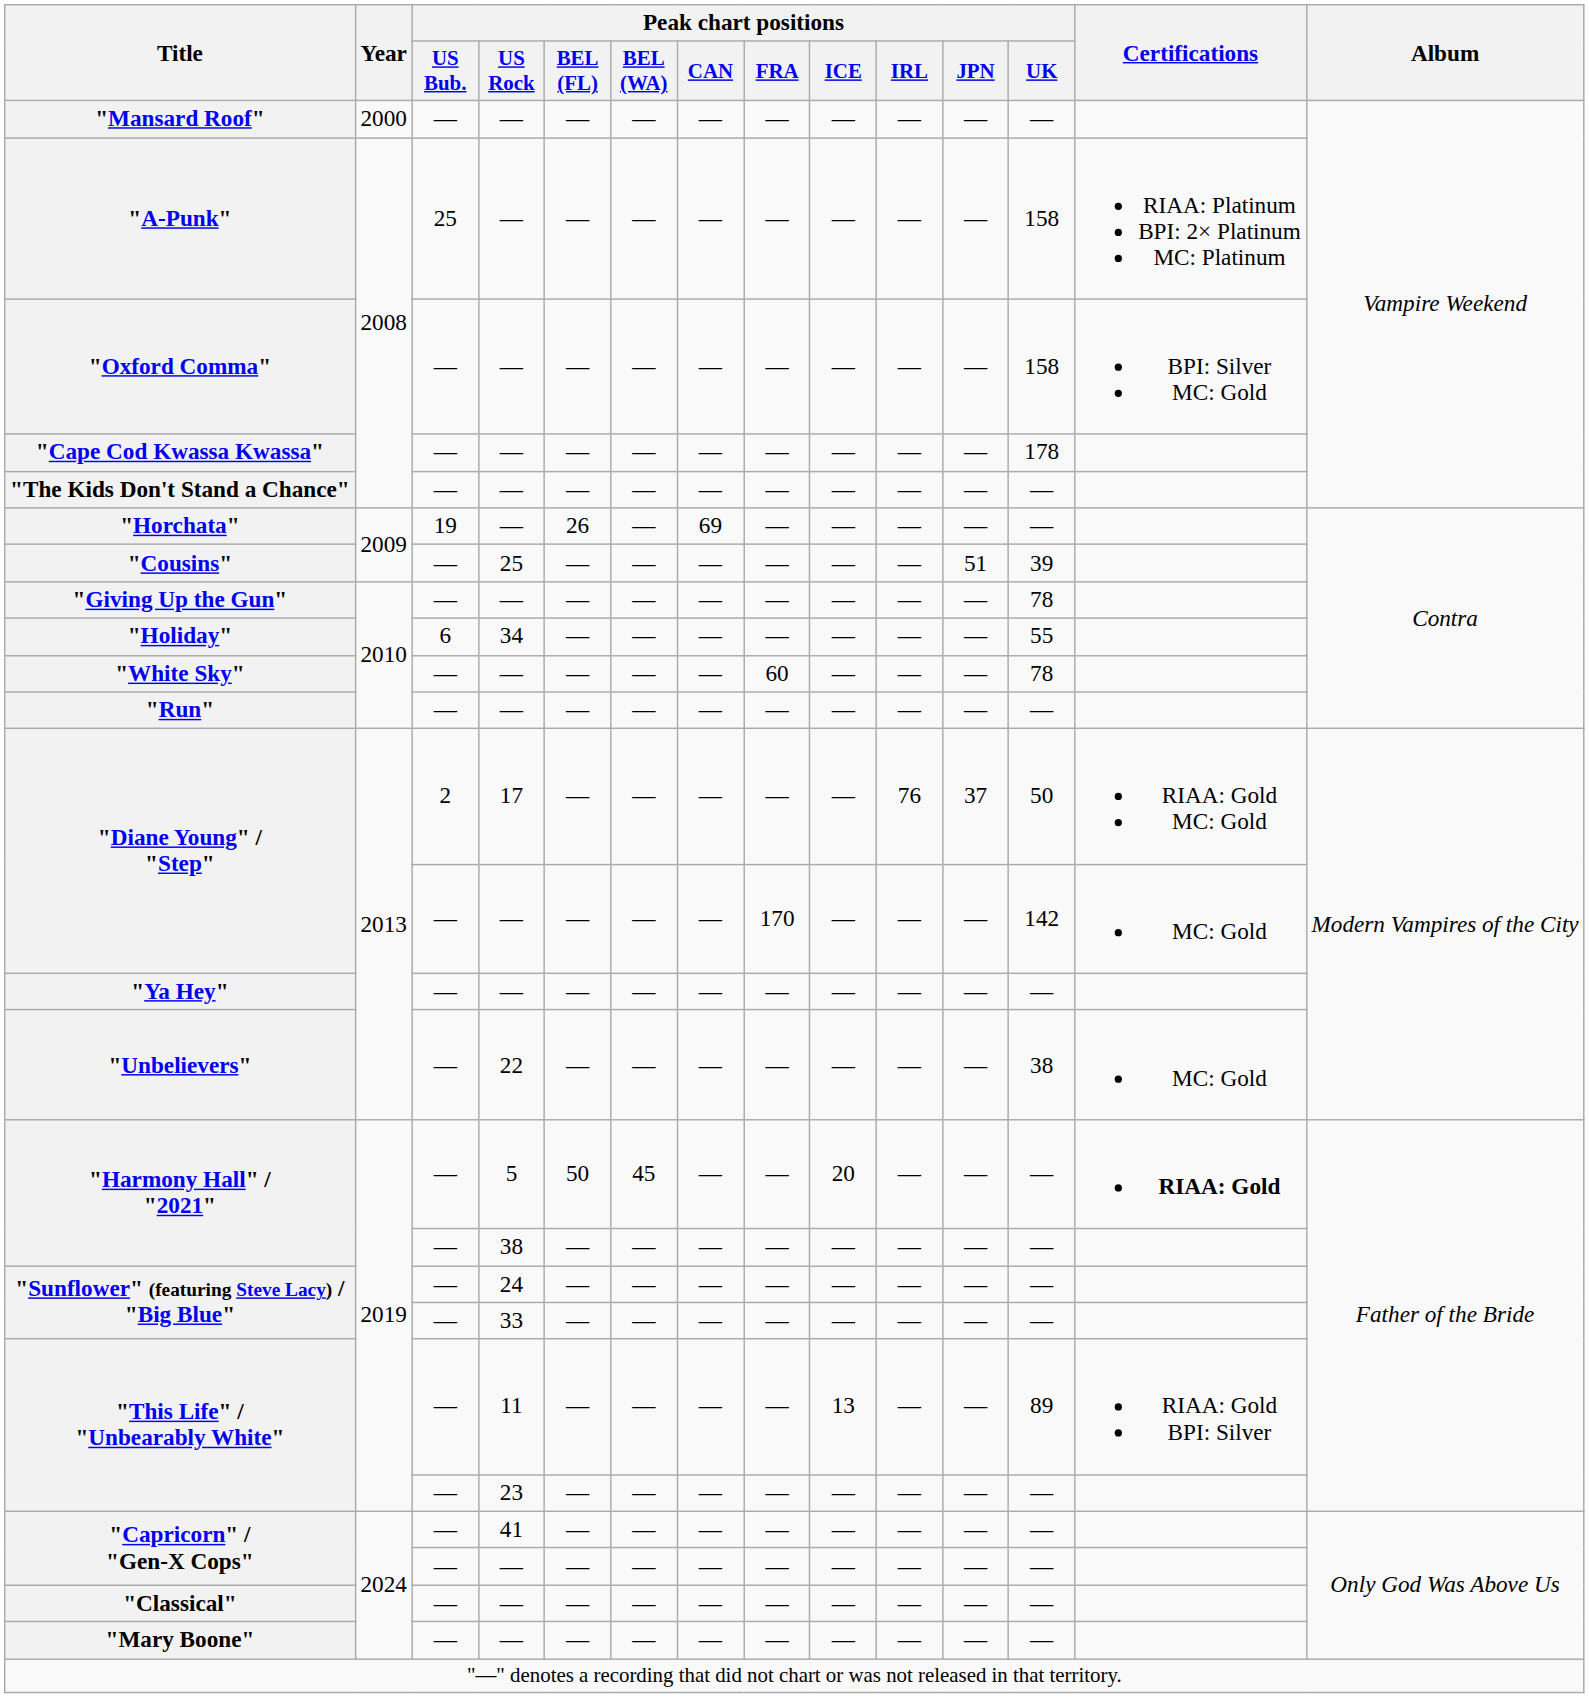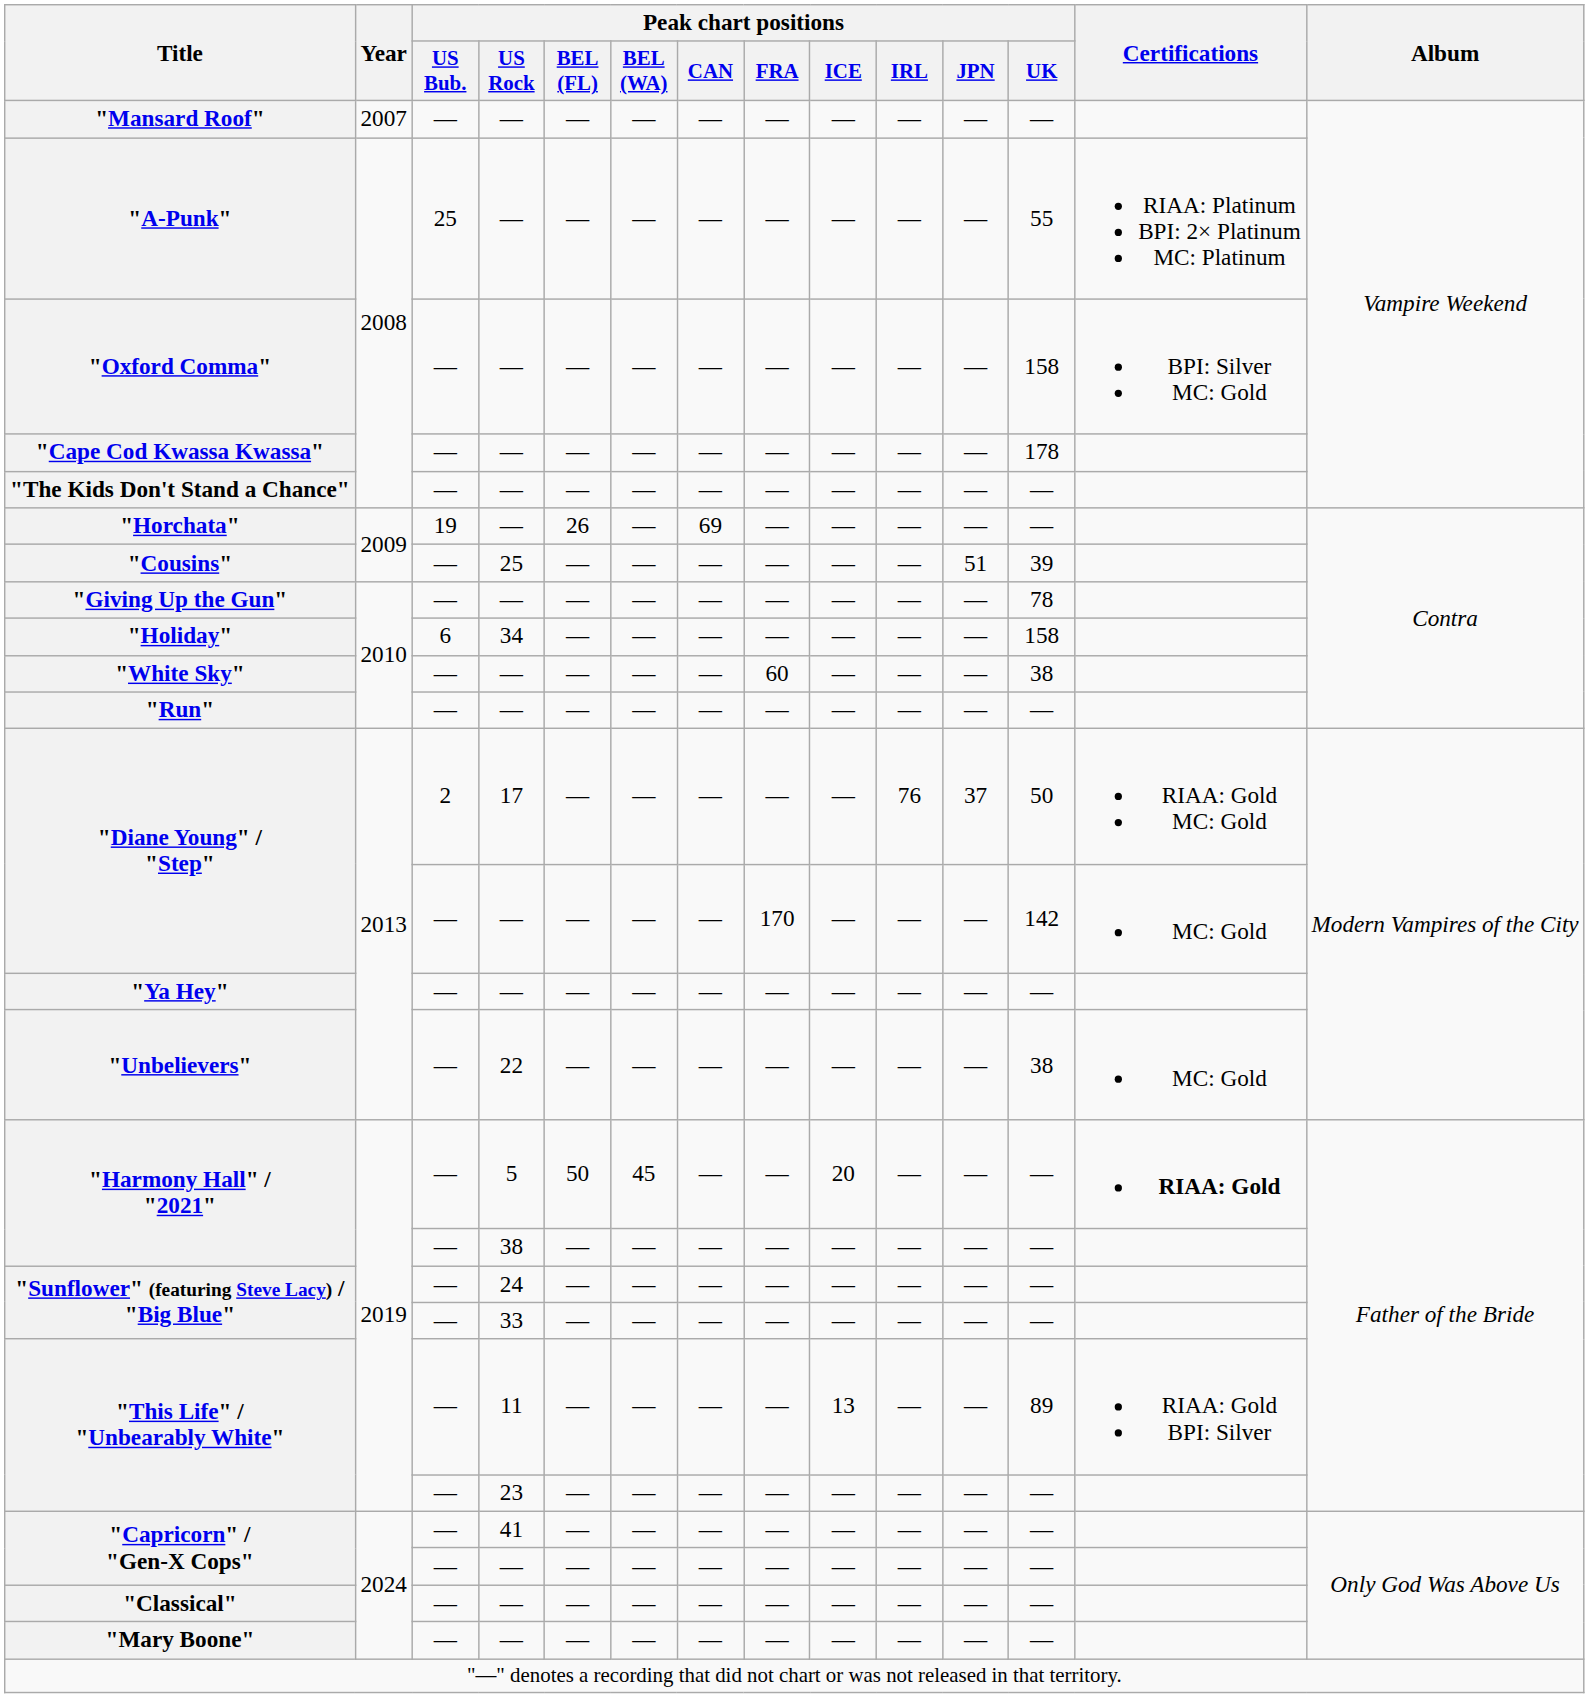(384, 118) 2000 -> (384, 118) 2007
(1042, 217) 158 -> (1042, 217) 55
(1042, 636) 55 -> (1042, 636) 158
(1042, 673) 78 -> (1042, 673) 38
